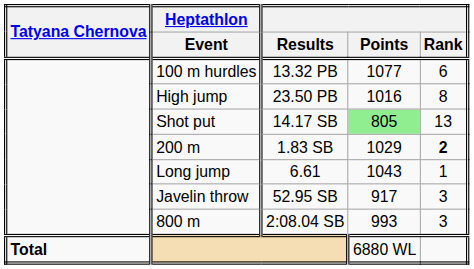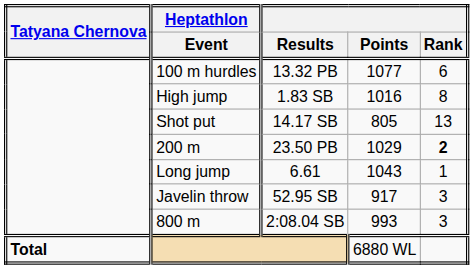(305, 97) 23.50 PB -> (305, 97) 1.83 SB
(384, 122) lightgreen background -> (384, 122) no background
(305, 147) 1.83 SB -> (305, 147) 23.50 PB
